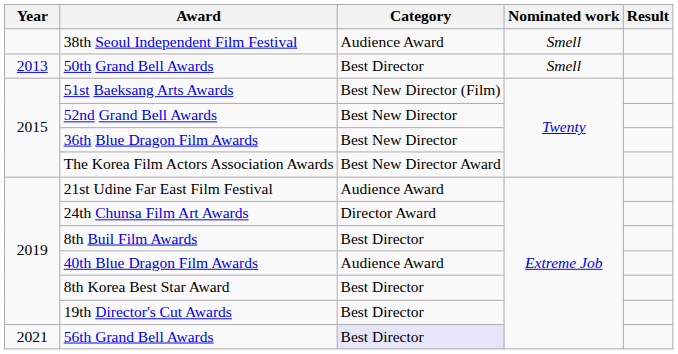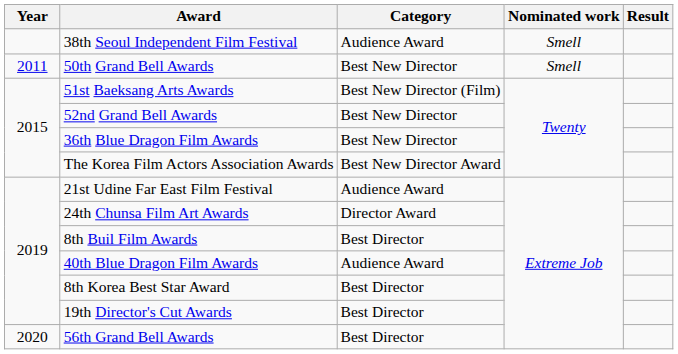(32, 66) 2013 -> (32, 66) 2011
(382, 66) Best Director -> (399, 66) Best New Director
(32, 336) 2021 -> (32, 336) 2020
(382, 336) lavender background -> (382, 336) no background
